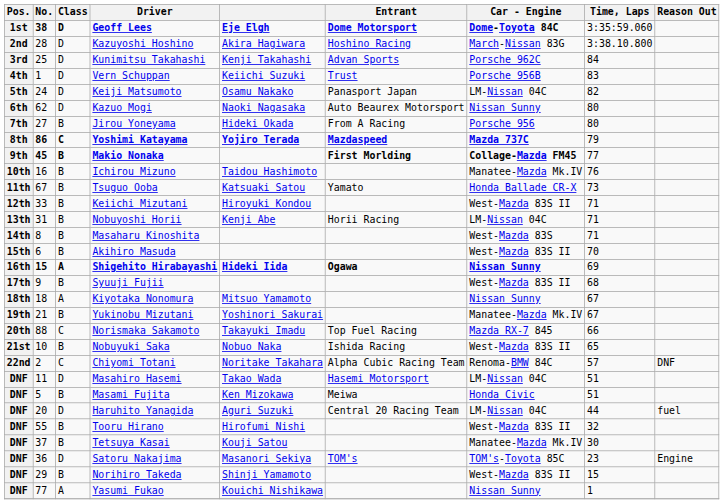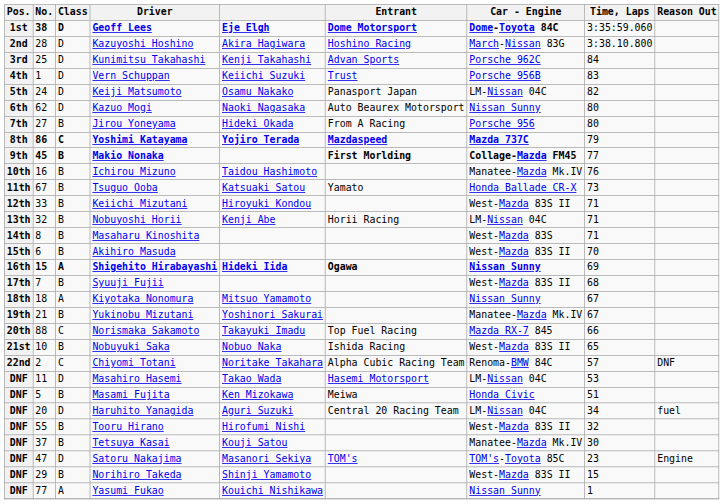(41, 220) 31 -> (41, 220) 32
(38, 284) 9 -> (38, 284) 7
(593, 380) 51 -> (593, 380) 53
(593, 411) 44 -> (593, 411) 34
(41, 459) 36 -> (41, 459) 47
